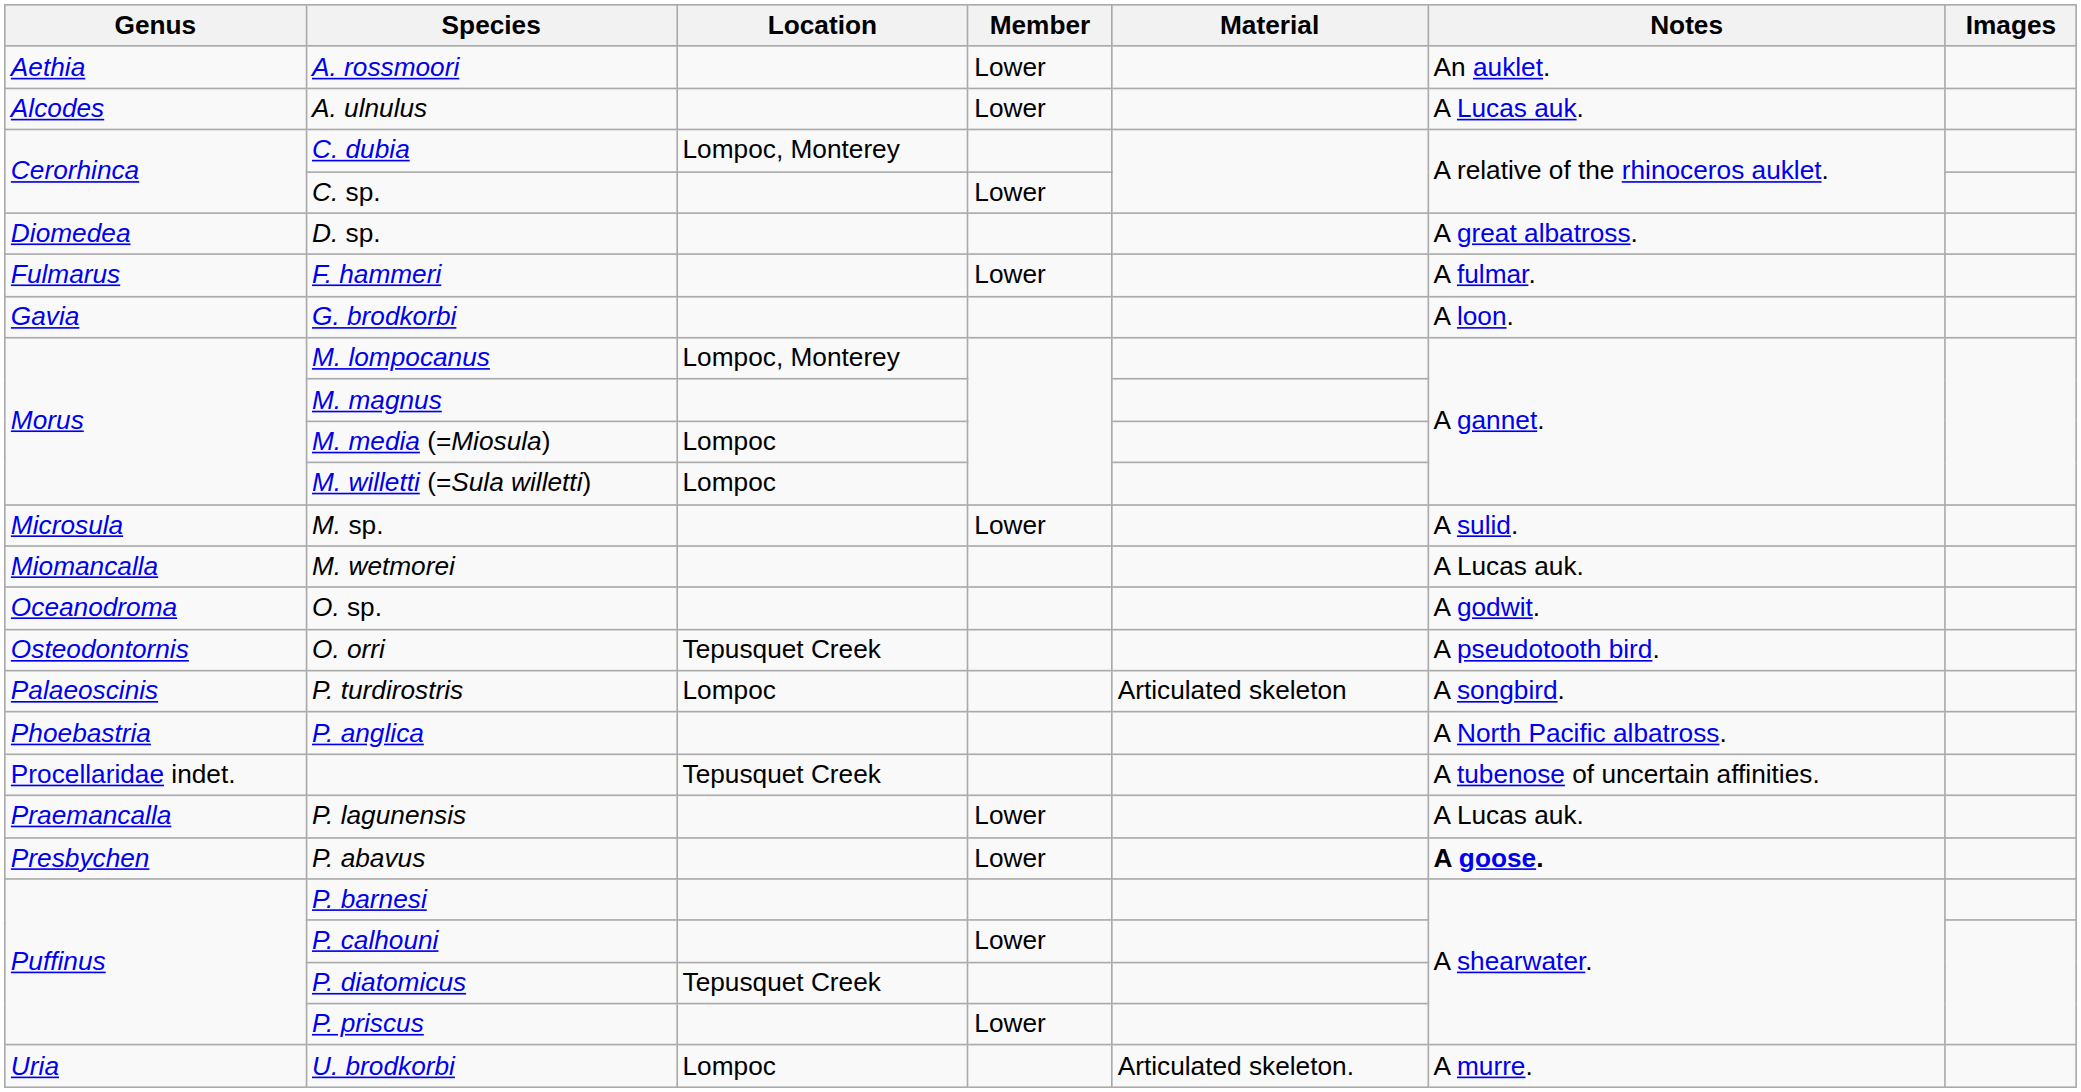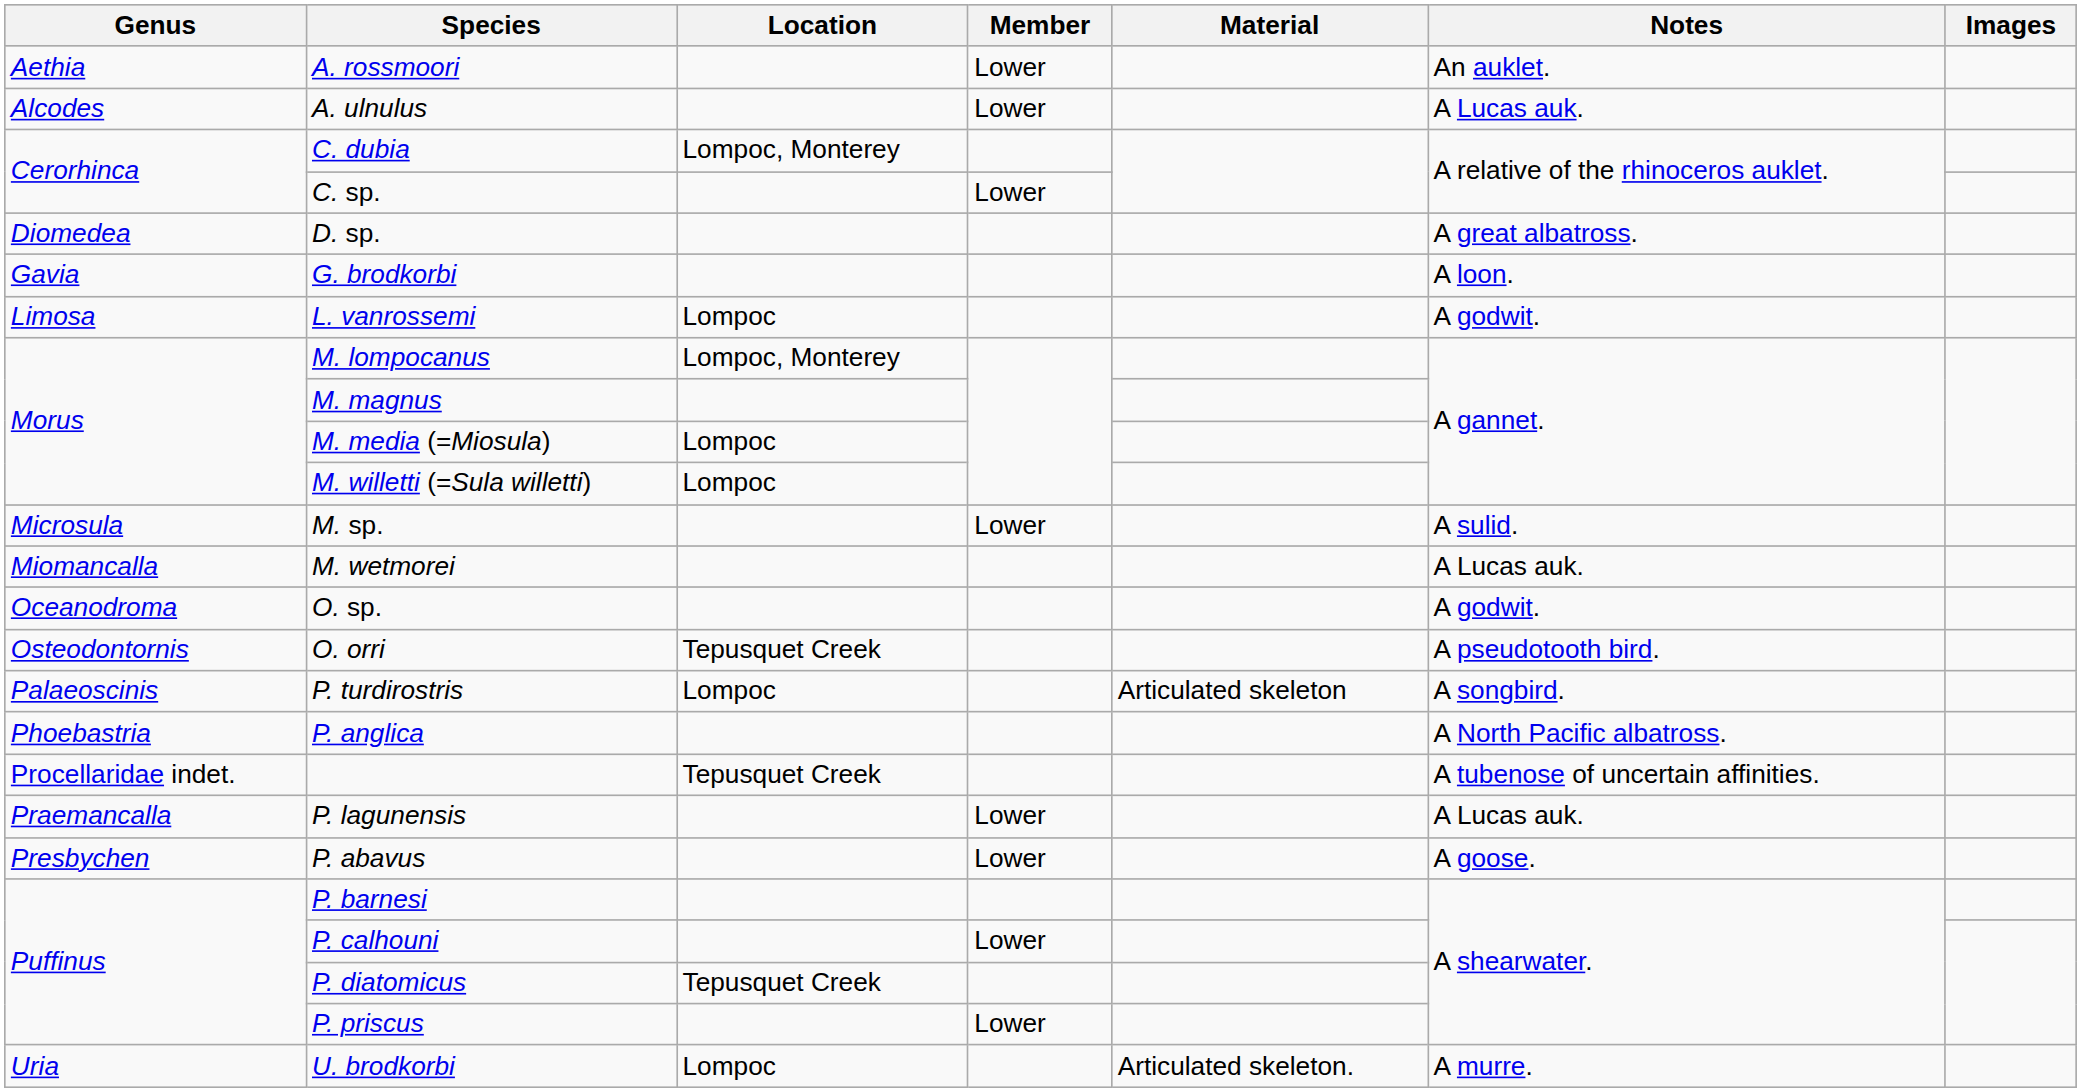- row: (377, 274)
+ row: (394, 316)
(1489, 857) bold -> (1485, 857) normal
